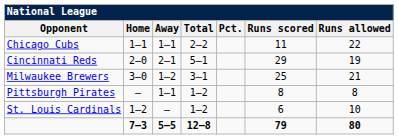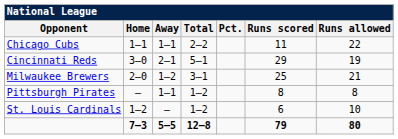(138, 61) 2–0 -> (138, 61) 3–0
(138, 77) 3–0 -> (138, 77) 2–0
